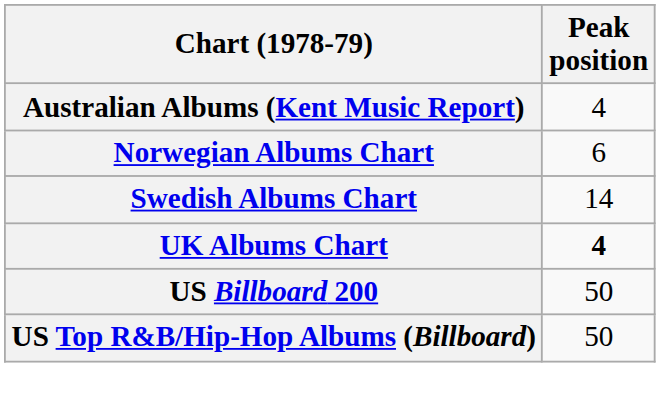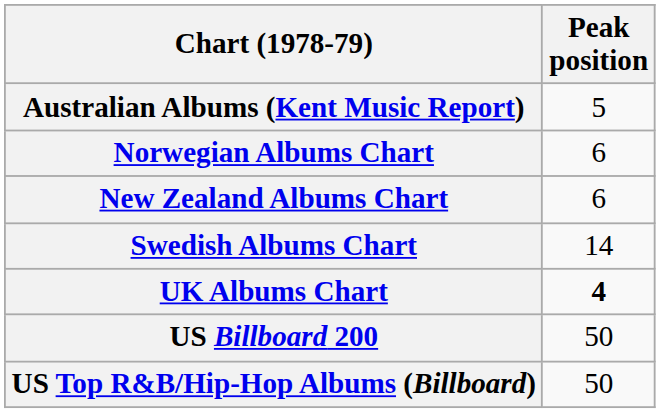(599, 106) 4 -> (599, 106) 5
+ row: (274, 198)
